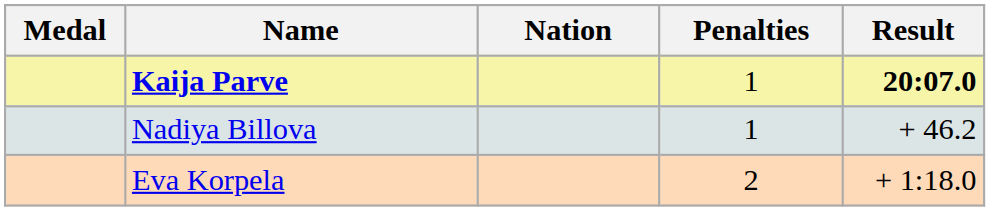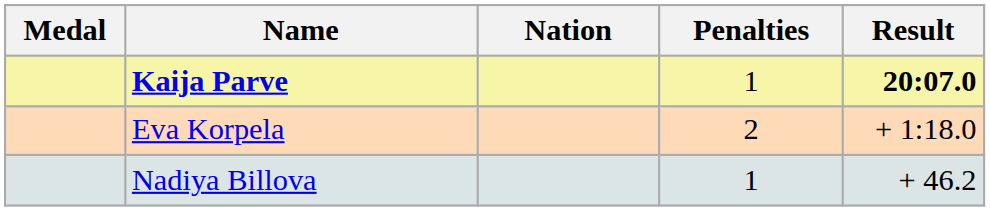rows swapped: (224, 130) <-> (208, 180)
